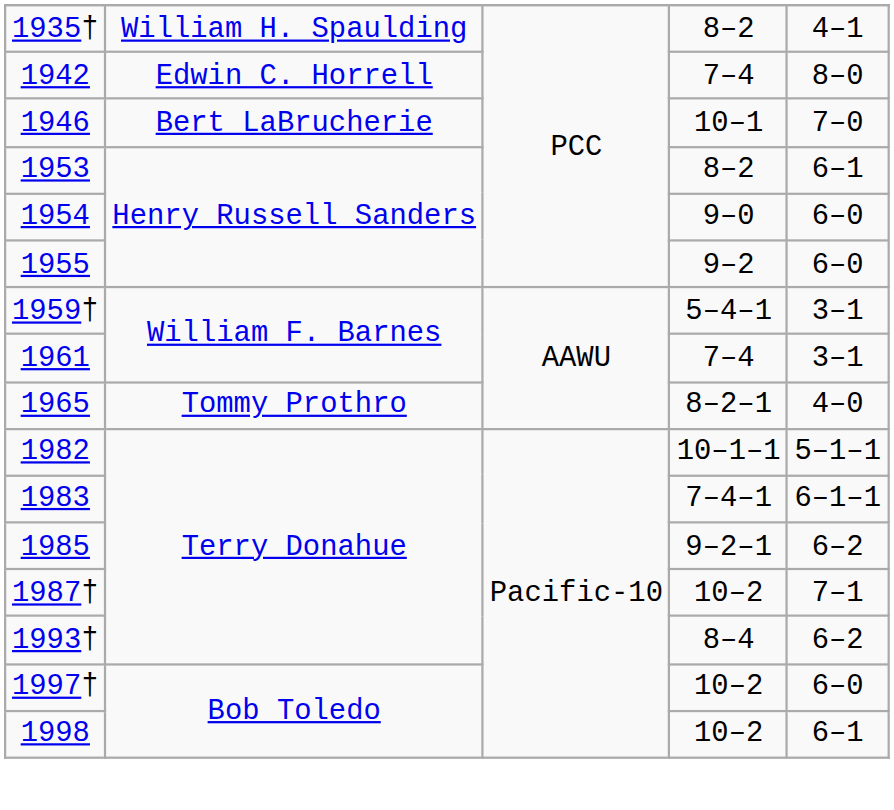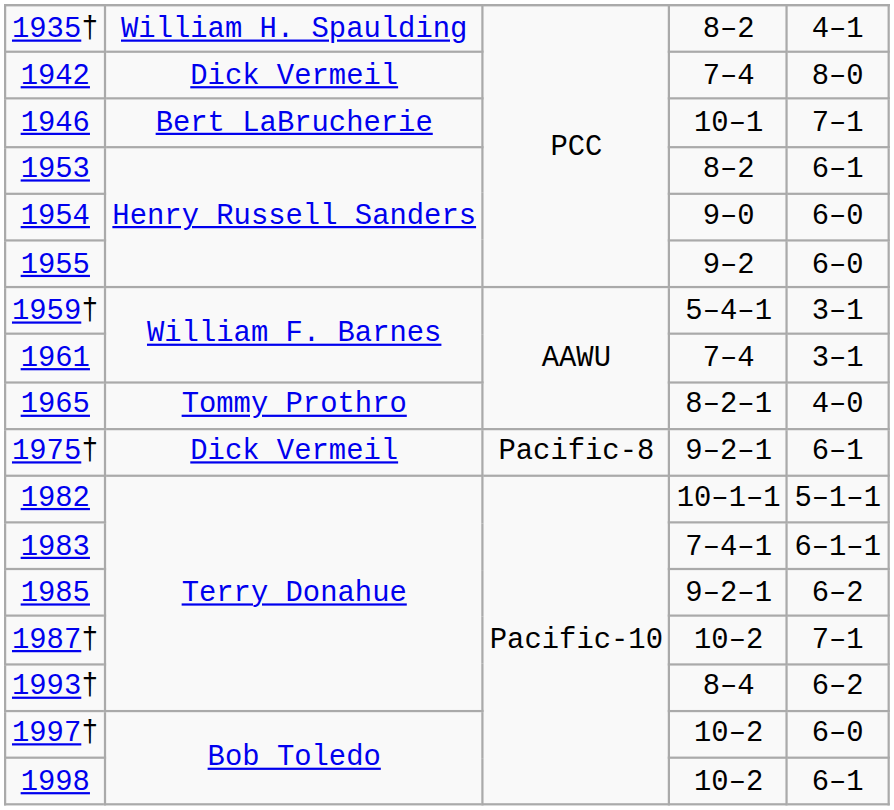(294, 76) Edwin C. Horrell -> (294, 76) Dick Vermeil
(838, 123) 7–0 -> (838, 123) 7–1
+ row: (55, 452)
